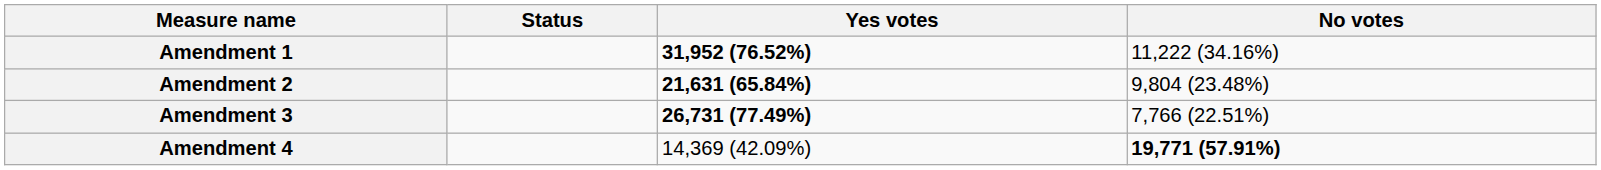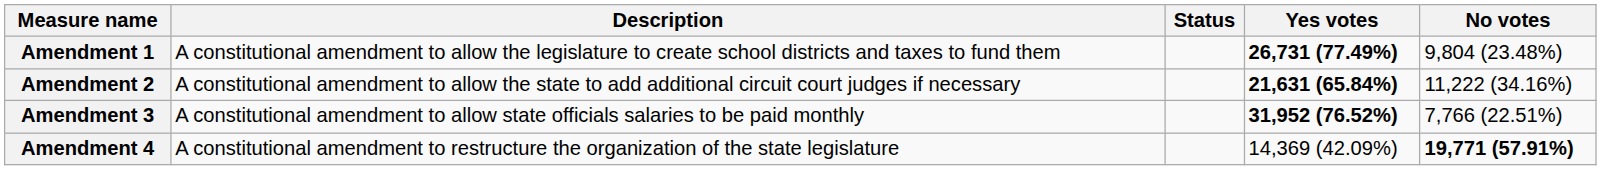+ column: (668, 20)
(737, 52) 31,952 (76.52%) -> (1323, 52) 26,731 (77.49%)
(1205, 52) 11,222 (34.16%) -> (1493, 52) 9,804 (23.48%)
(1200, 84) 9,804 (23.48%) -> (1498, 84) 11,222 (34.16%)
(737, 116) 26,731 (77.49%) -> (1323, 116) 31,952 (76.52%)
